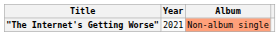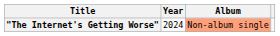(173, 25) 2021 -> (173, 25) 2024
